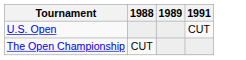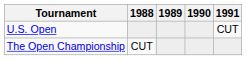+ column: (199, 13)
